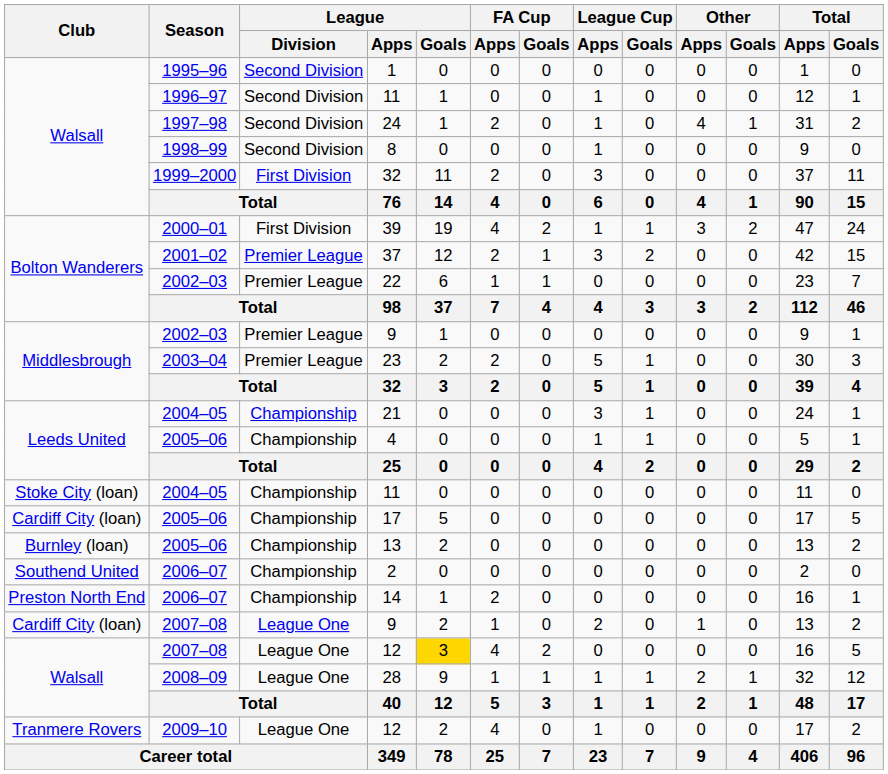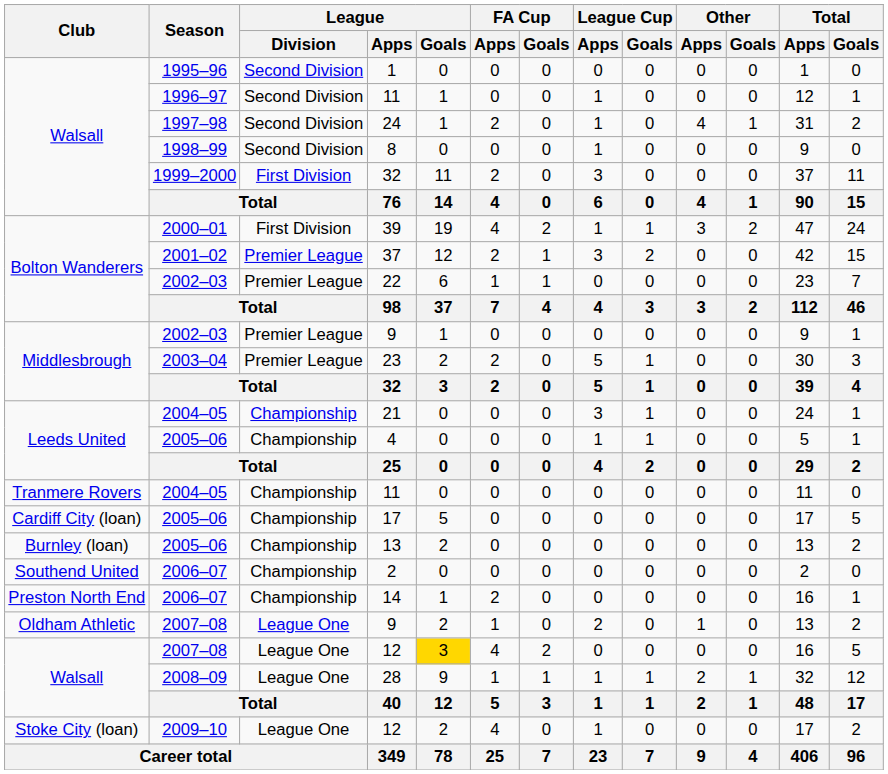(77, 492) Stoke City (loan) -> (77, 492) Tranmere Rovers
(77, 624) Cardiff City (loan) -> (77, 624) Oldham Athletic
(77, 730) Tranmere Rovers -> (77, 730) Stoke City (loan)
